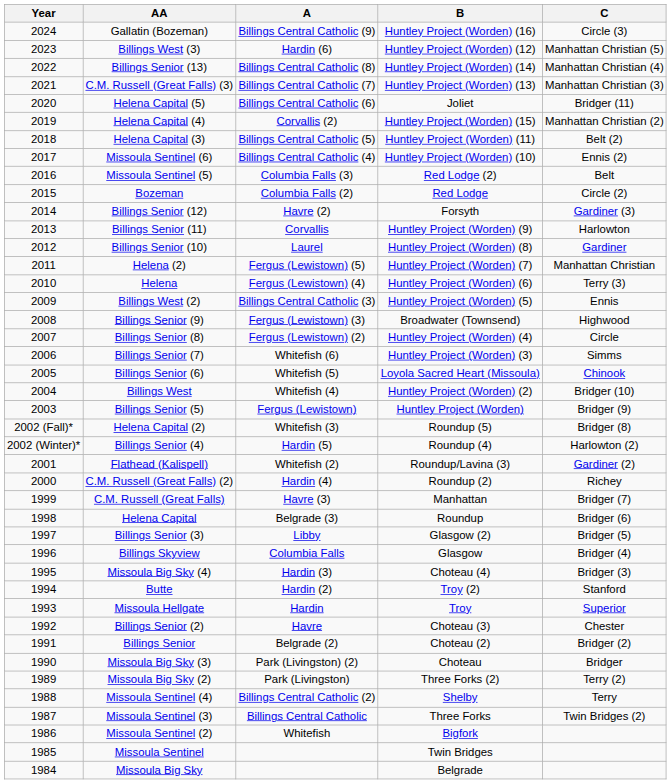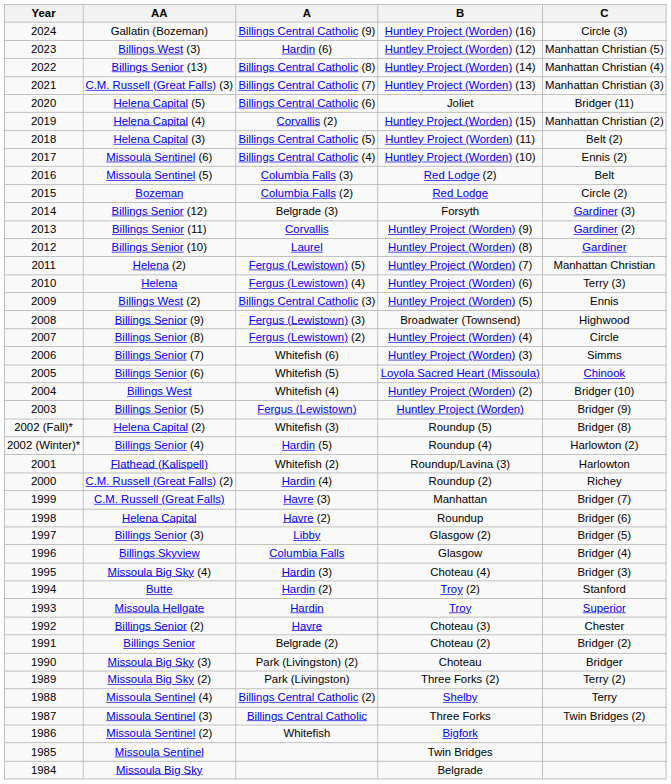(307, 211) Havre (2) -> (307, 211) Belgrade (3)
(604, 229) Harlowton -> (604, 229) Gardiner (2)
(604, 463) Gardiner (2) -> (604, 463) Harlowton
(307, 517) Belgrade (3) -> (307, 517) Havre (2)
